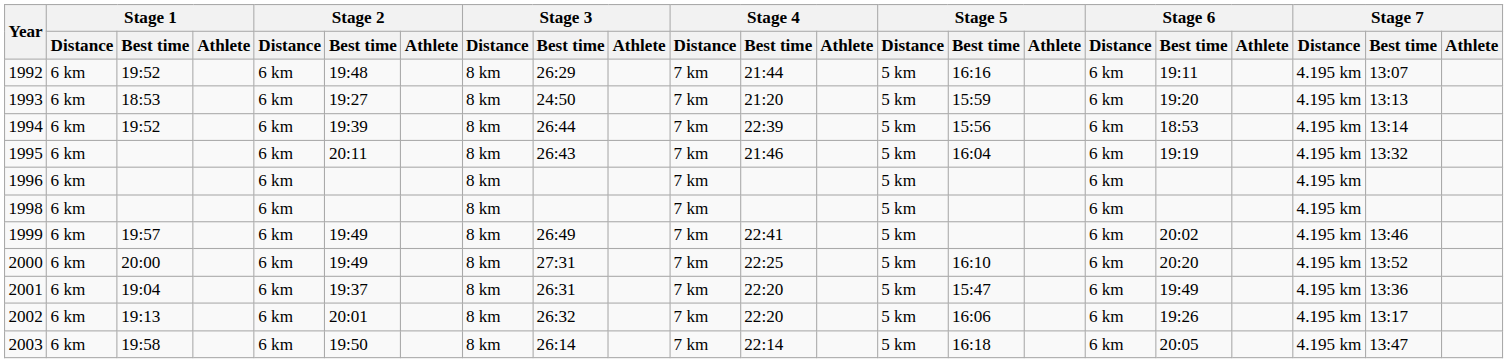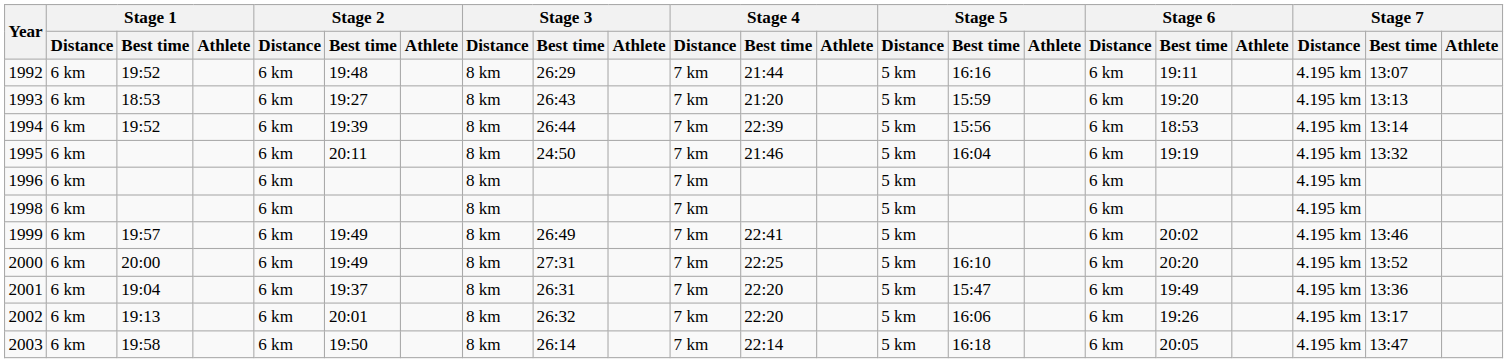(556, 99) 24:50 -> (556, 99) 26:43
(556, 153) 26:43 -> (556, 153) 24:50
